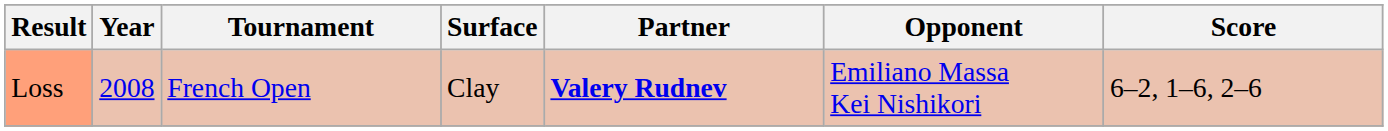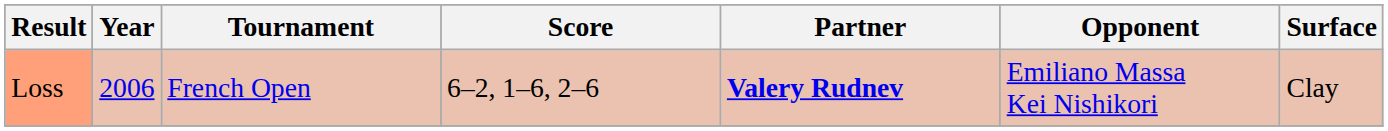columns swapped: (492, 26) <-> (1243, 26)
(127, 87) 2008 -> (127, 87) 2006
